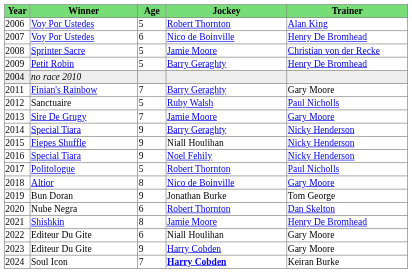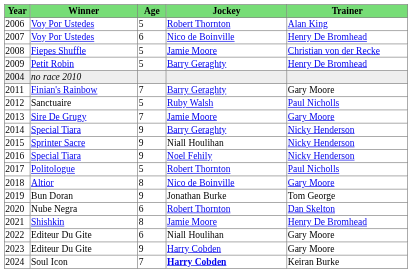(58, 50) Sprinter Sacre -> (59, 50) Fiepes Shuffle
(59, 143) Fiepes Shuffle -> (58, 143) Sprinter Sacre
